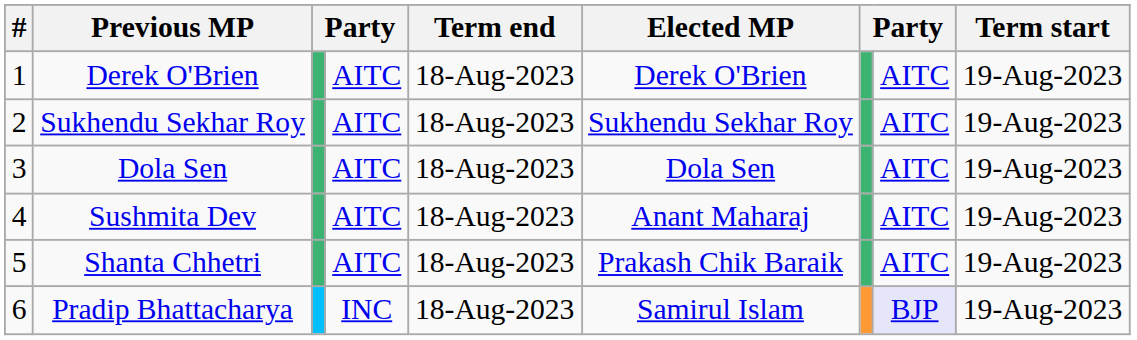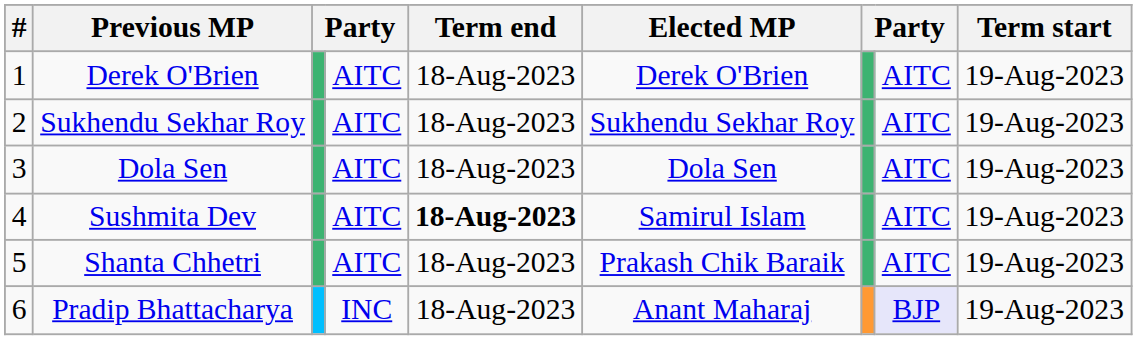(495, 215) normal -> (496, 215) bold
(720, 215) Anant Maharaj -> (722, 215) Samirul Islam
(720, 309) Samirul Islam -> (722, 309) Anant Maharaj
